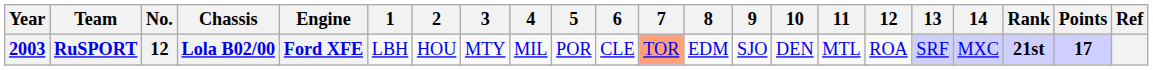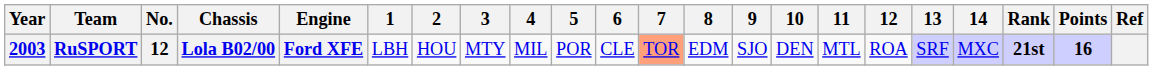(1083, 49) 17 -> (1083, 49) 16
